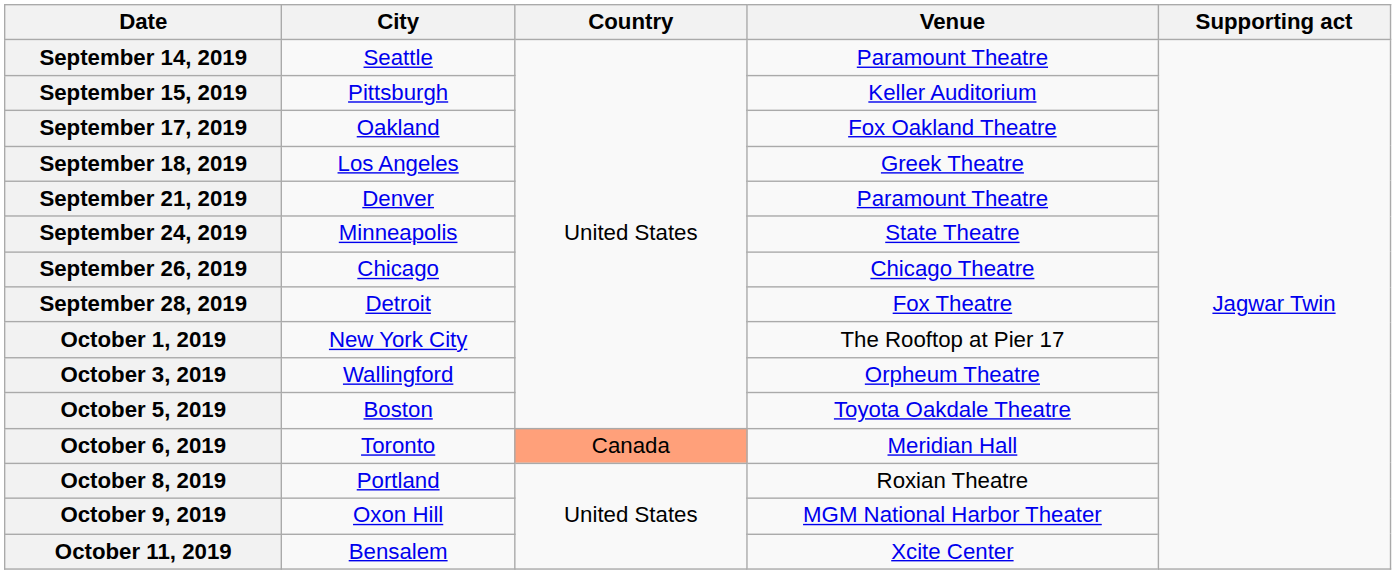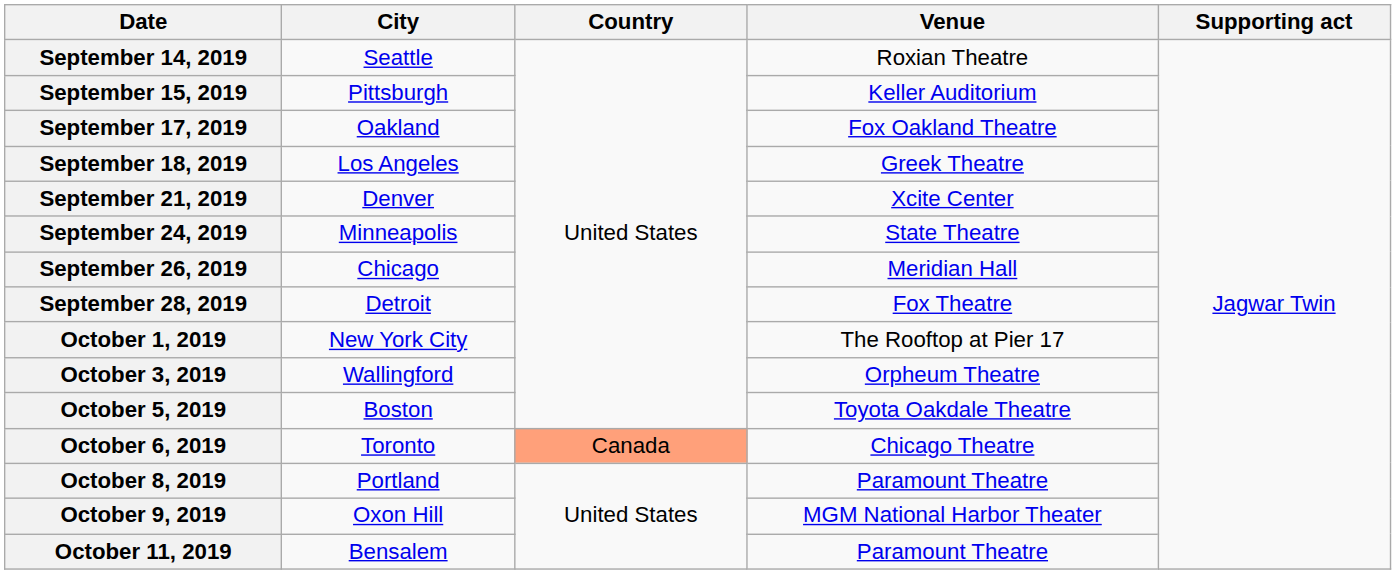(952, 57) Paramount Theatre -> (952, 57) Roxian Theatre
(952, 198) Paramount Theatre -> (952, 198) Xcite Center
(952, 269) Chicago Theatre -> (952, 269) Meridian Hall
(952, 445) Meridian Hall -> (952, 445) Chicago Theatre
(952, 480) Roxian Theatre -> (952, 480) Paramount Theatre
(952, 551) Xcite Center -> (952, 551) Paramount Theatre
